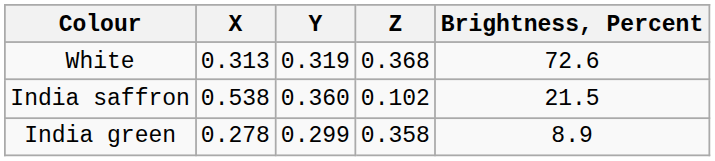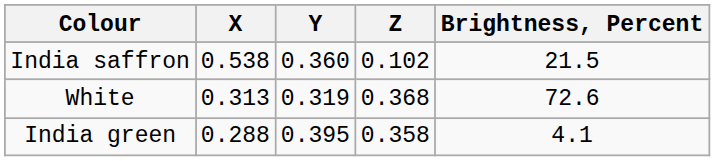rows swapped: (100, 99) <-> (100, 61)
(235, 136) 0.278 -> (235, 136) 0.288
(315, 136) 0.299 -> (315, 136) 0.395
(572, 136) 8.9 -> (572, 136) 4.1
